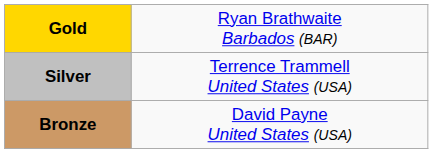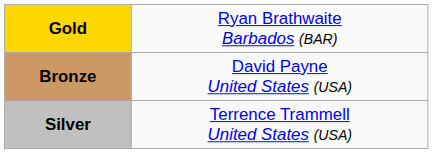rows swapped: (68, 76) <-> (68, 124)
